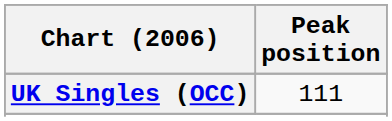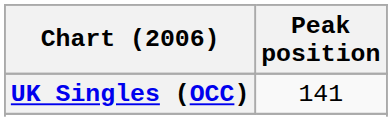(321, 94) 111 -> (321, 94) 141
